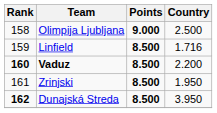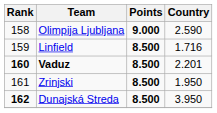(188, 30) 2.500 -> (188, 30) 2.590
(188, 64) 2.200 -> (188, 64) 2.201
